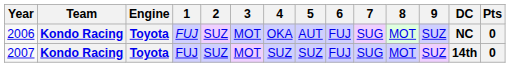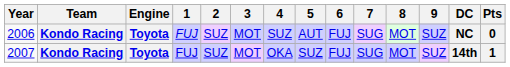(280, 34) OKA -> (280, 34) SUZ
(280, 53) SUZ -> (280, 53) OKA
(492, 53) 0 -> (492, 53) 1
